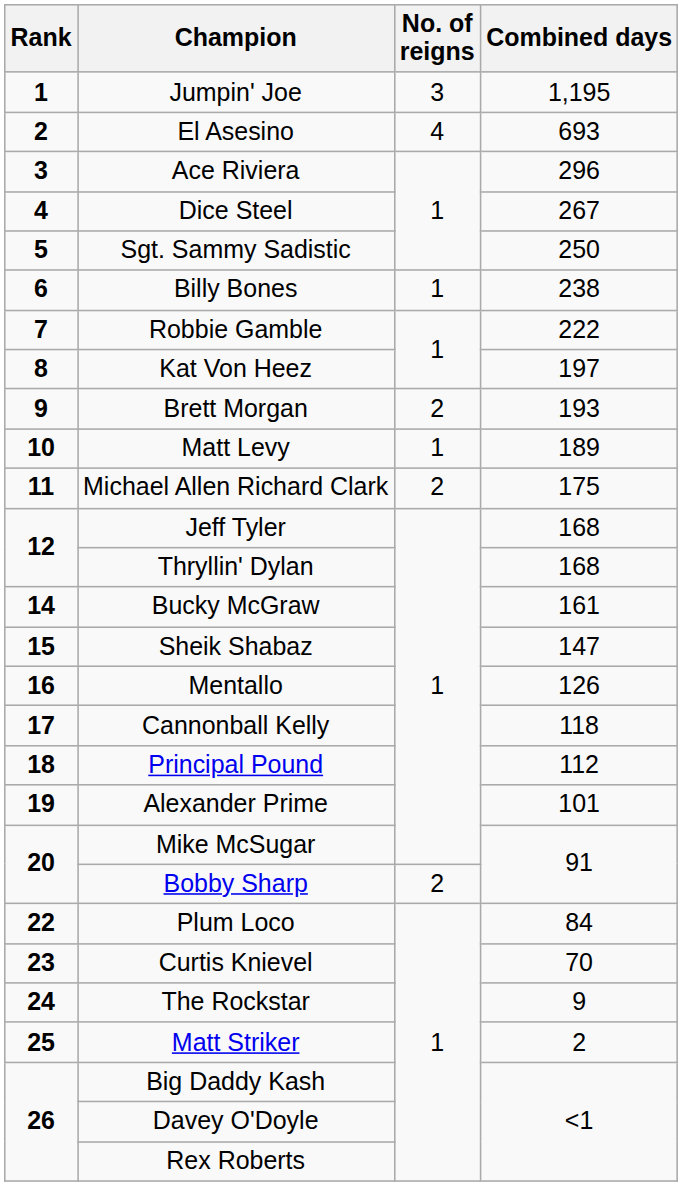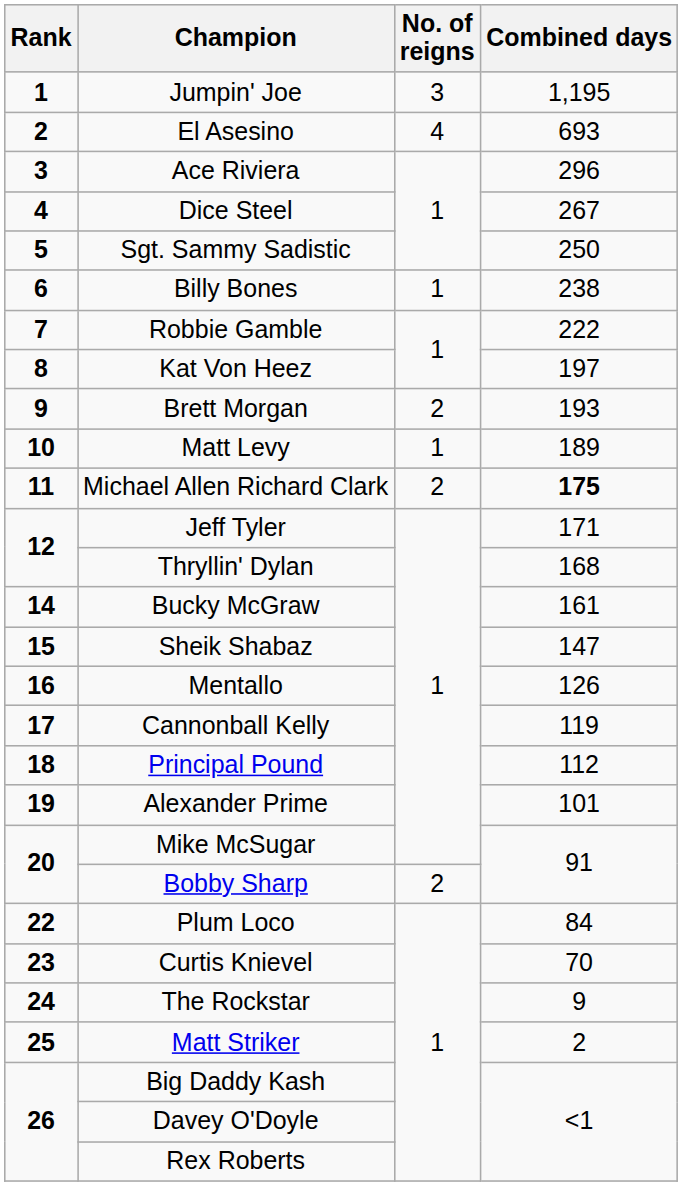(579, 487) normal -> (579, 487) bold
(579, 527) 168 -> (579, 527) 171
(579, 725) 118 -> (579, 725) 119
